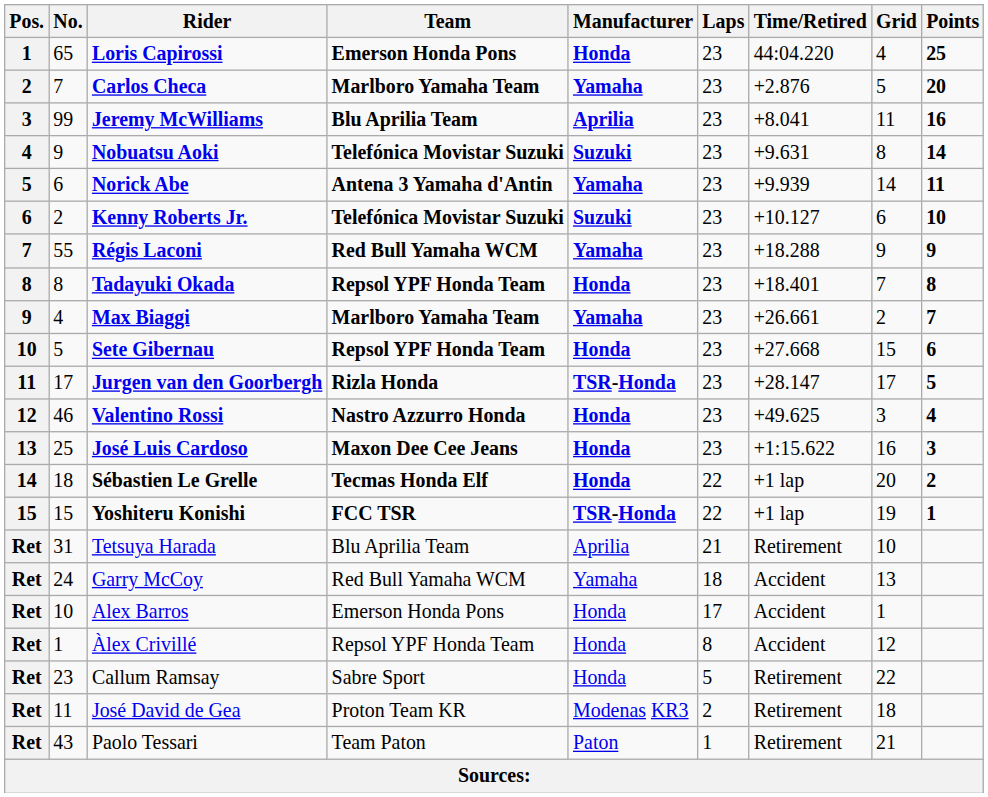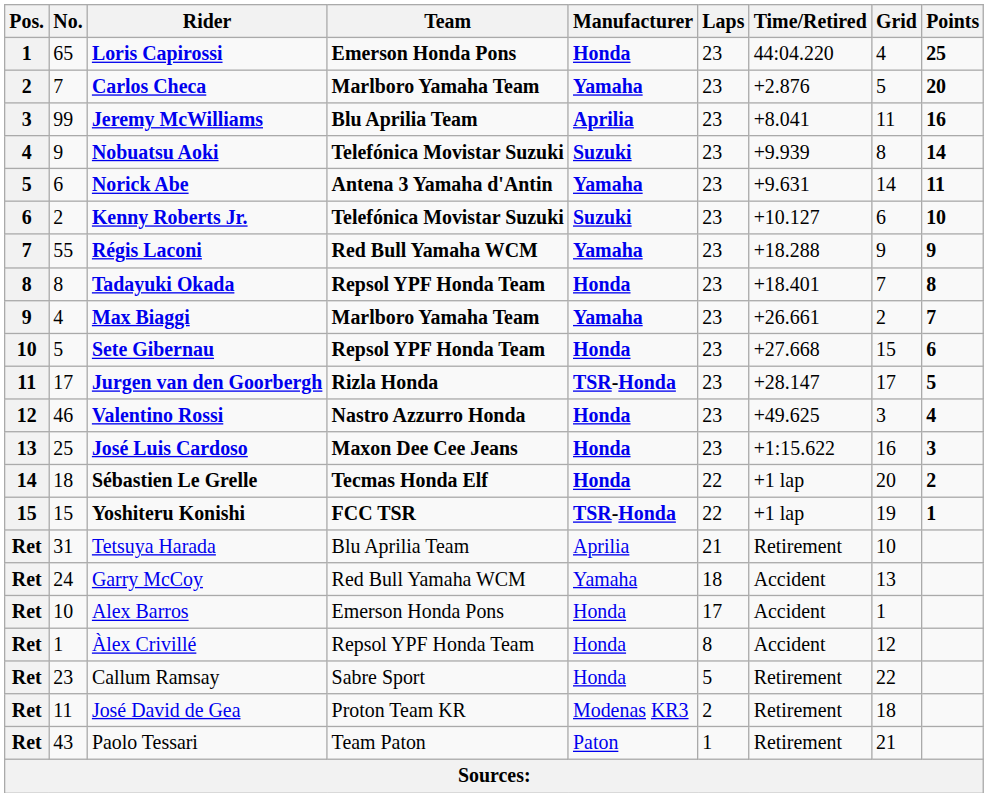(782, 152) +9.631 -> (782, 152) +9.939
(782, 185) +9.939 -> (782, 185) +9.631
